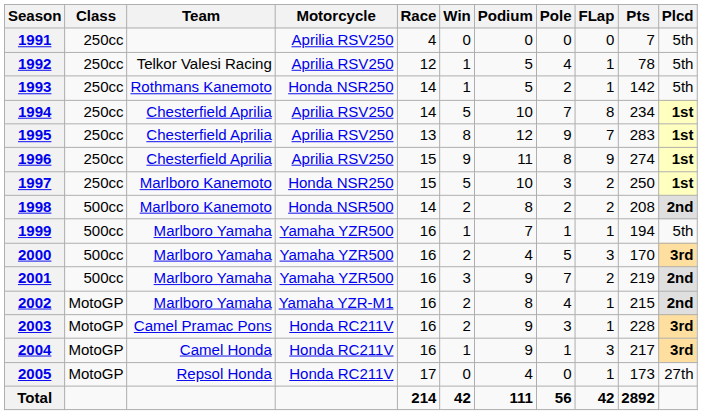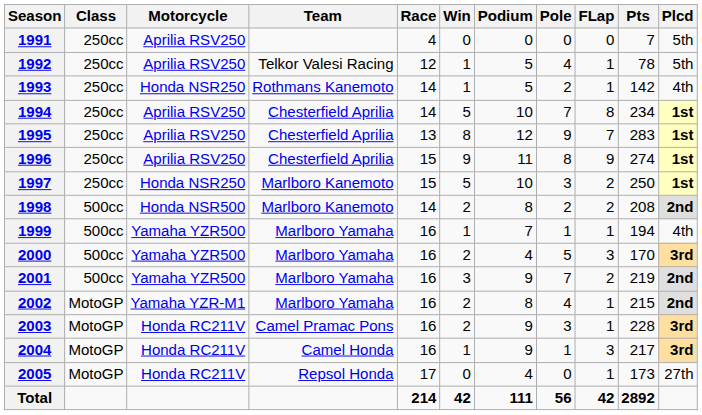columns swapped: (336, 16) <-> (201, 16)
(683, 87) 5th -> (683, 87) 4th
(683, 231) 5th -> (683, 231) 4th
